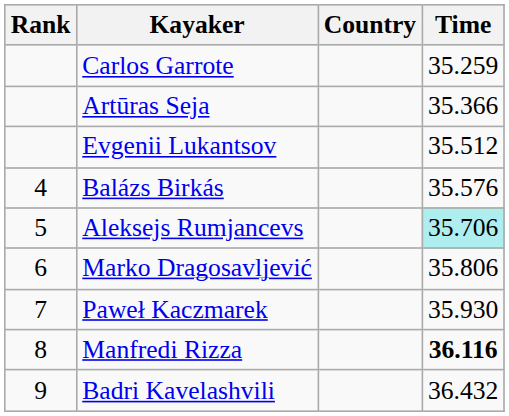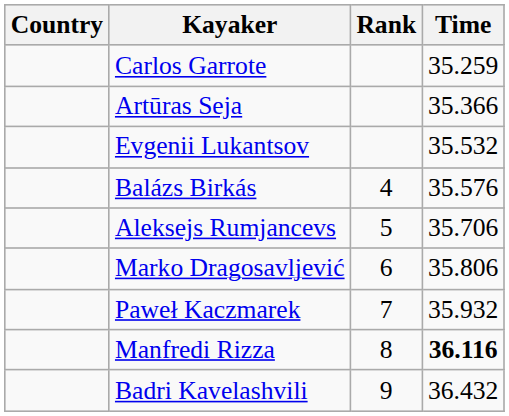columns swapped: (41, 24) <-> (370, 24)
(463, 146) 35.512 -> (463, 146) 35.532
(463, 227) paleturquoise background -> (463, 227) no background
(463, 308) 35.930 -> (463, 308) 35.932
